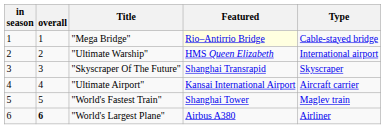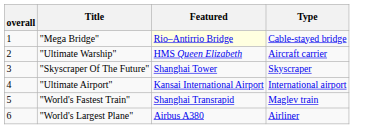- column: (20, 17)
(339, 54) International airport -> (298, 54) Aircraft carrier
(226, 69) Shanghai Transrapid -> (185, 69) Shanghai Tower
(329, 85) Aircraft carrier -> (307, 85) International airport
(217, 100) Shanghai Tower -> (194, 100) Shanghai Transrapid
(41, 116) bold -> (9, 116) normal
